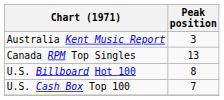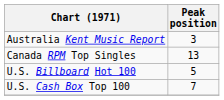(193, 71) 8 -> (193, 71) 5
